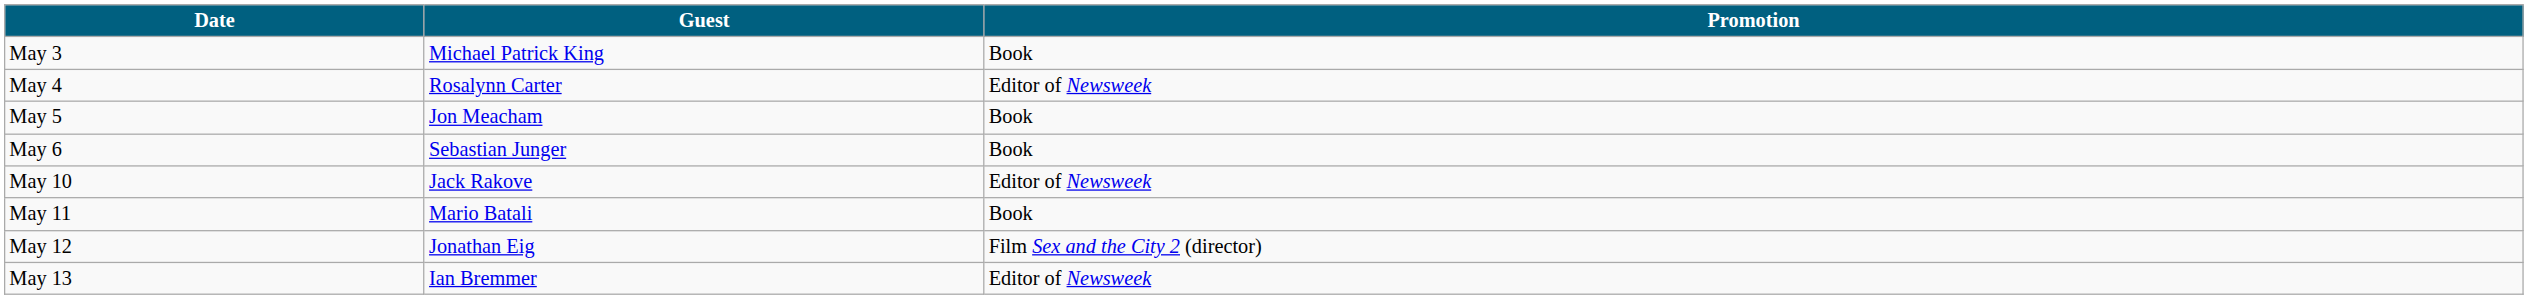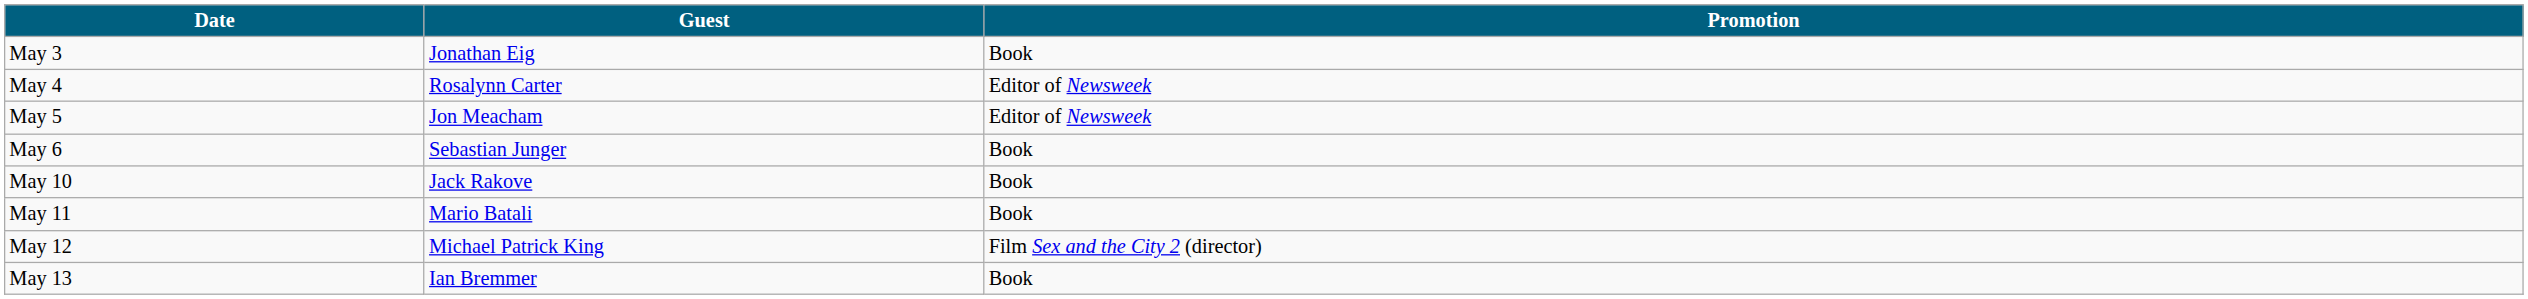(517, 52) Michael Patrick King -> (482, 52) Jonathan Eig
(1011, 117) Book -> (1070, 117) Editor of Newsweek
(1070, 181) Editor of Newsweek -> (1011, 181) Book
(482, 246) Jonathan Eig -> (517, 246) Michael Patrick King
(1070, 278) Editor of Newsweek -> (1011, 278) Book
